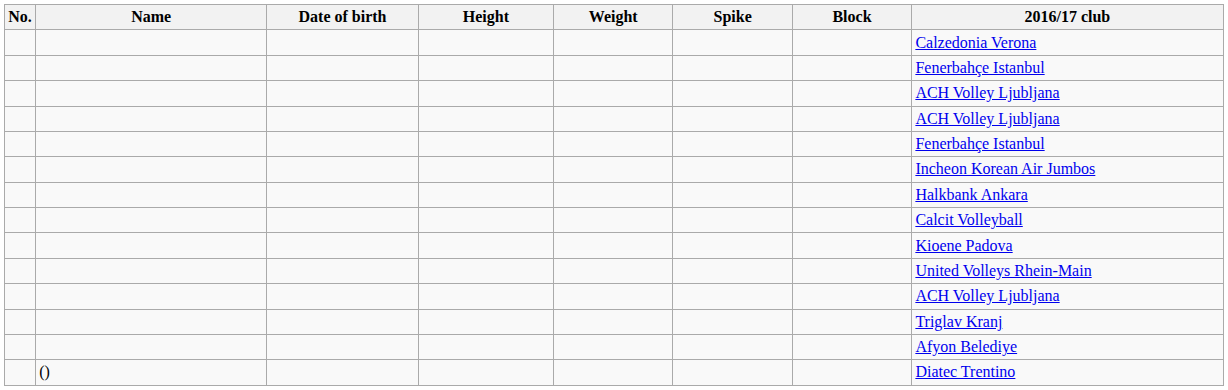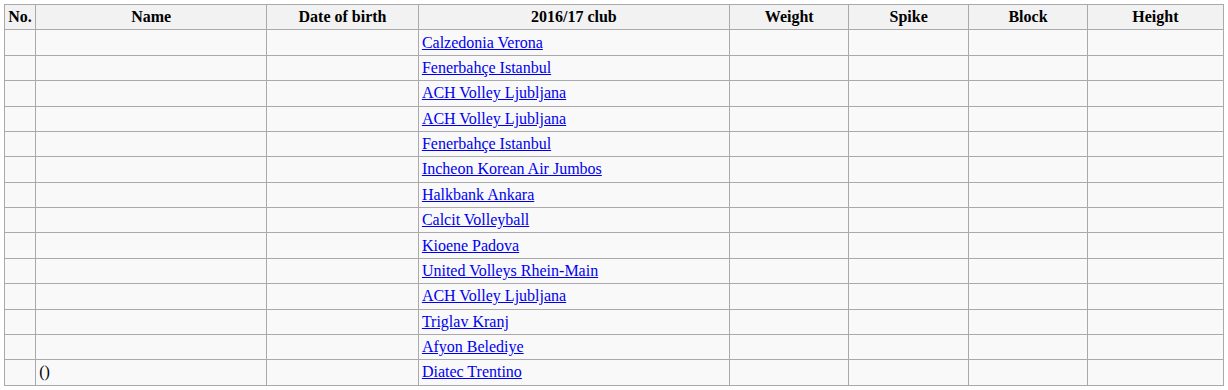columns swapped: (486, 17) <-> (1067, 17)
